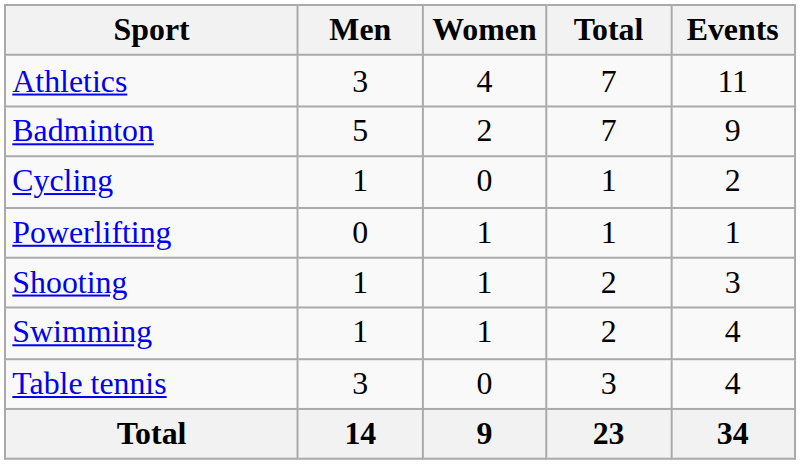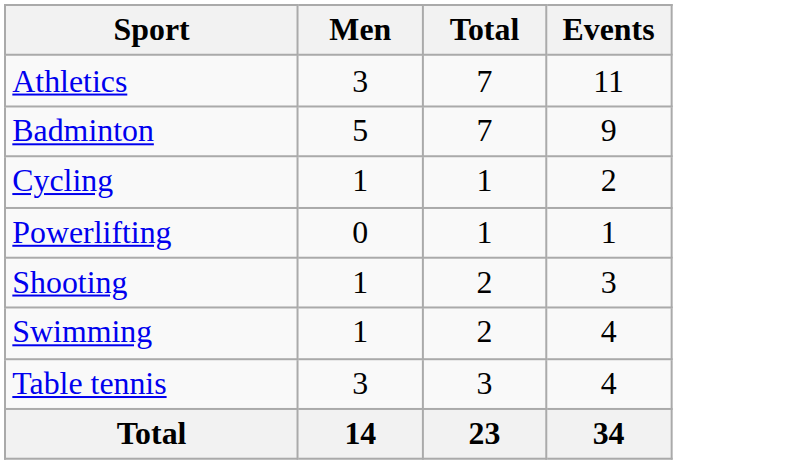- column: (484, 29)
